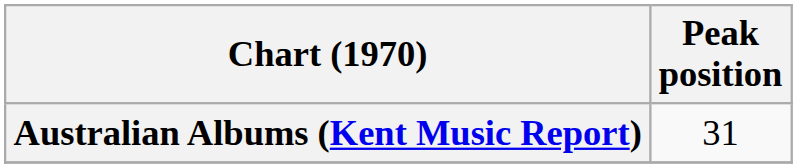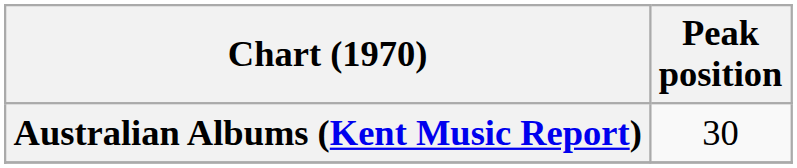(720, 132) 31 -> (720, 132) 30
